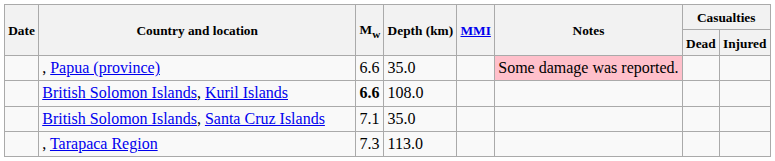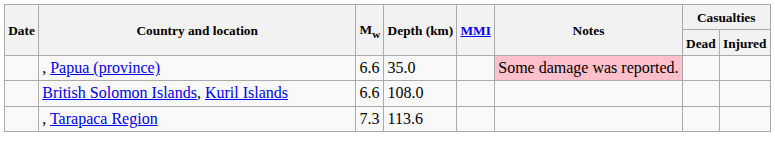(370, 93) bold -> (370, 93) normal
- row: (184, 118)
(405, 144) 113.0 -> (405, 118) 113.6
